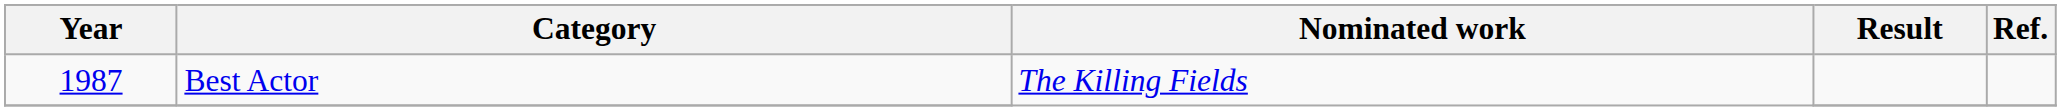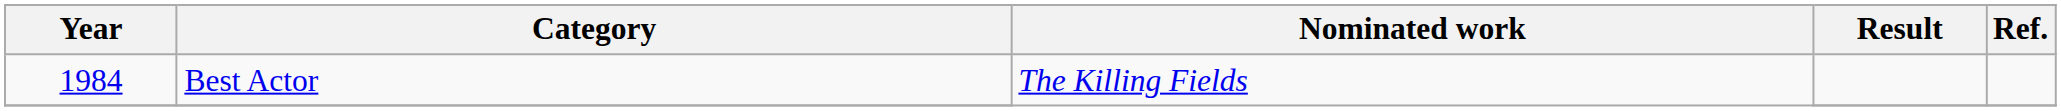(91, 79) 1987 -> (91, 79) 1984
